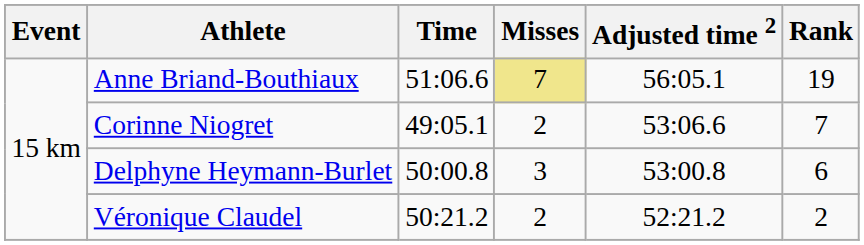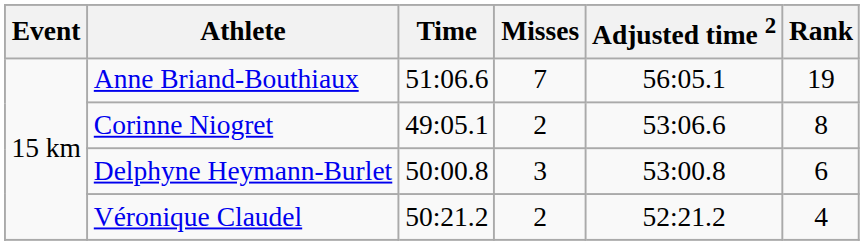(540, 80) khaki background -> (540, 80) no background
(821, 125) 7 -> (821, 125) 8
(821, 216) 2 -> (821, 216) 4
